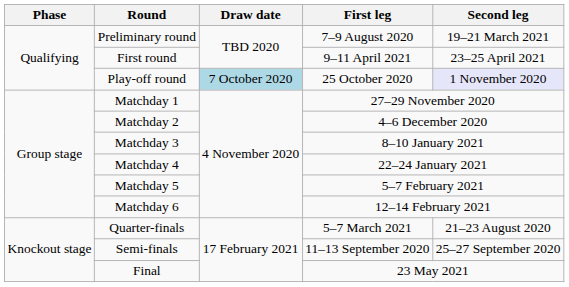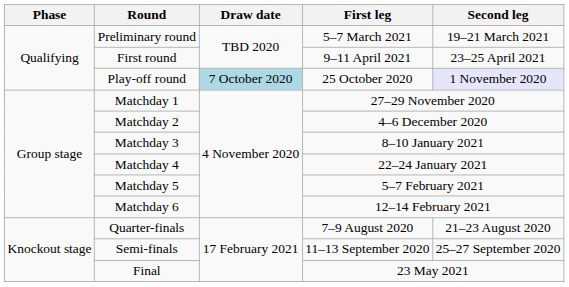(367, 36) 7–9 August 2020 -> (367, 36) 5–7 March 2021
(367, 228) 5–7 March 2021 -> (367, 228) 7–9 August 2020
